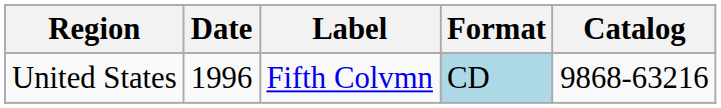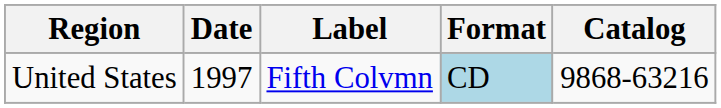(222, 77) 1996 -> (222, 77) 1997
